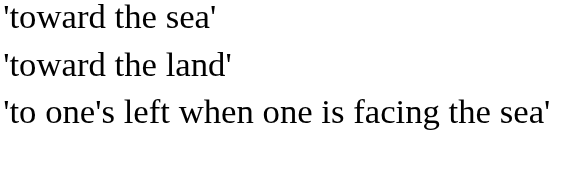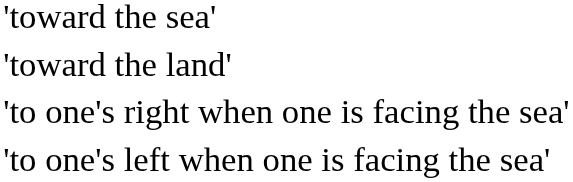+ row: (286, 111)
